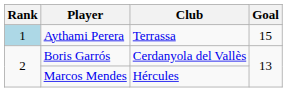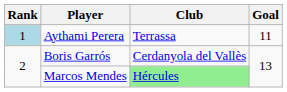(266, 35) 15 -> (266, 35) 11
(156, 76) no background -> (156, 76) lightgreen background
